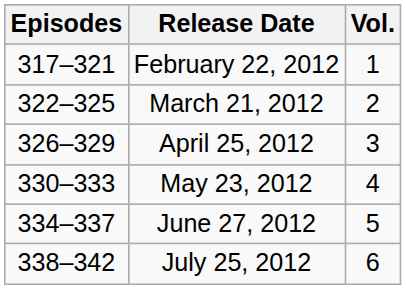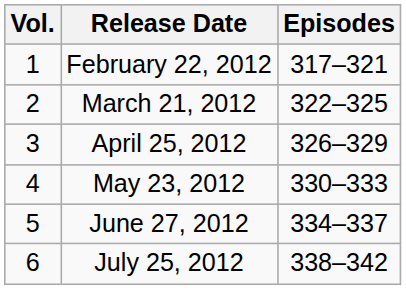columns swapped: (373, 24) <-> (66, 24)
